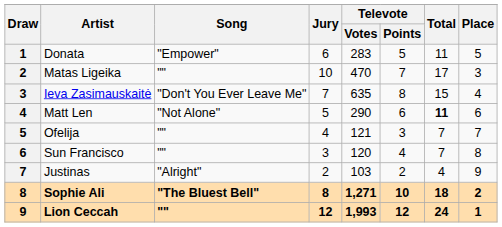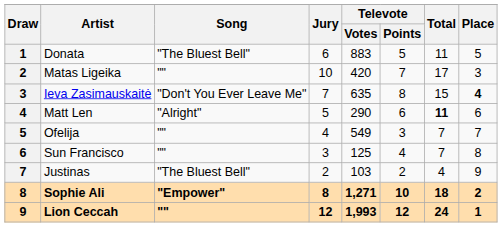(188, 53) "Empower" -> (204, 53) "The Bluest Bell"
(361, 53) 283 -> (361, 53) 883
(361, 73) 470 -> (361, 73) 420
(478, 93) normal -> (478, 93) bold
(189, 113) "Not Alone" -> (179, 113) "Alright"
(361, 133) 121 -> (361, 133) 549
(361, 152) 120 -> (361, 152) 125
(179, 172) "Alright" -> (204, 172) "The Bluest Bell"
(208, 192) "The Bluest Bell" -> (191, 192) "Empower"
